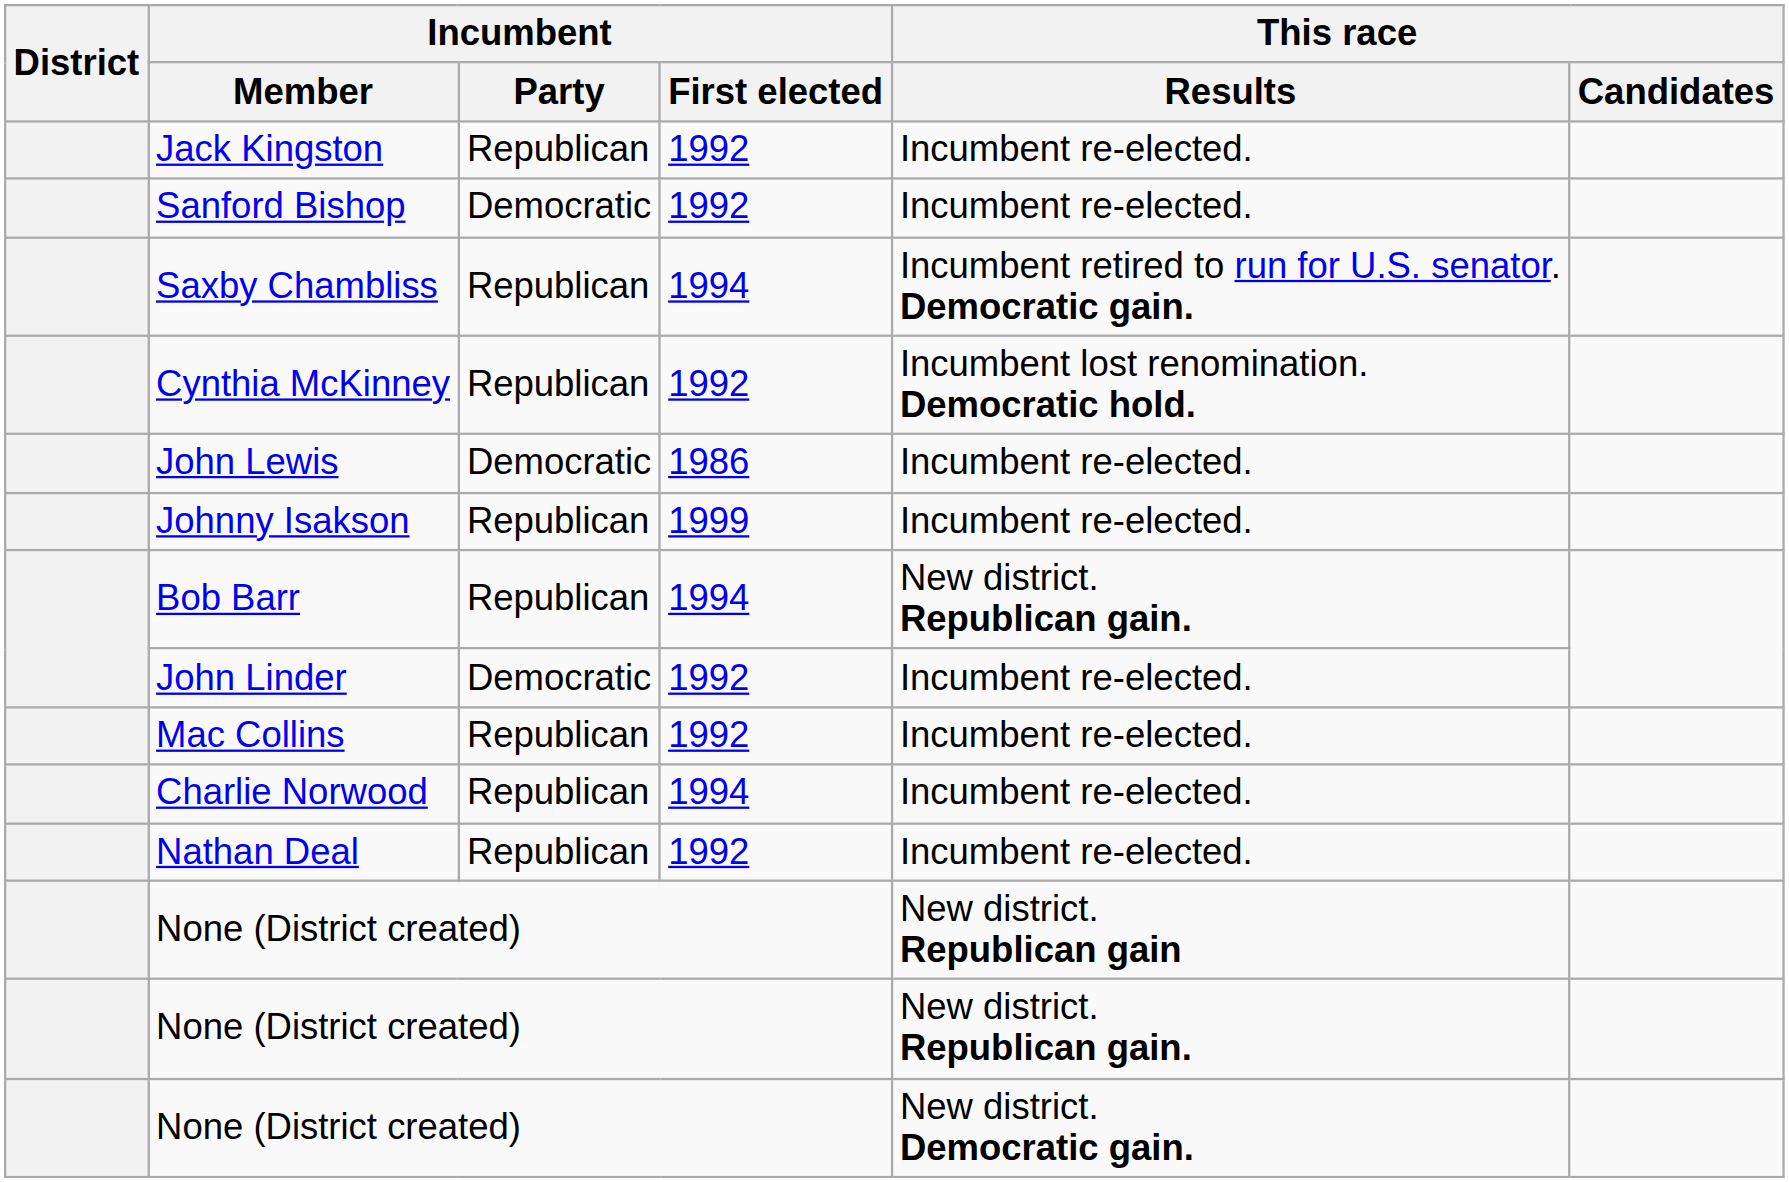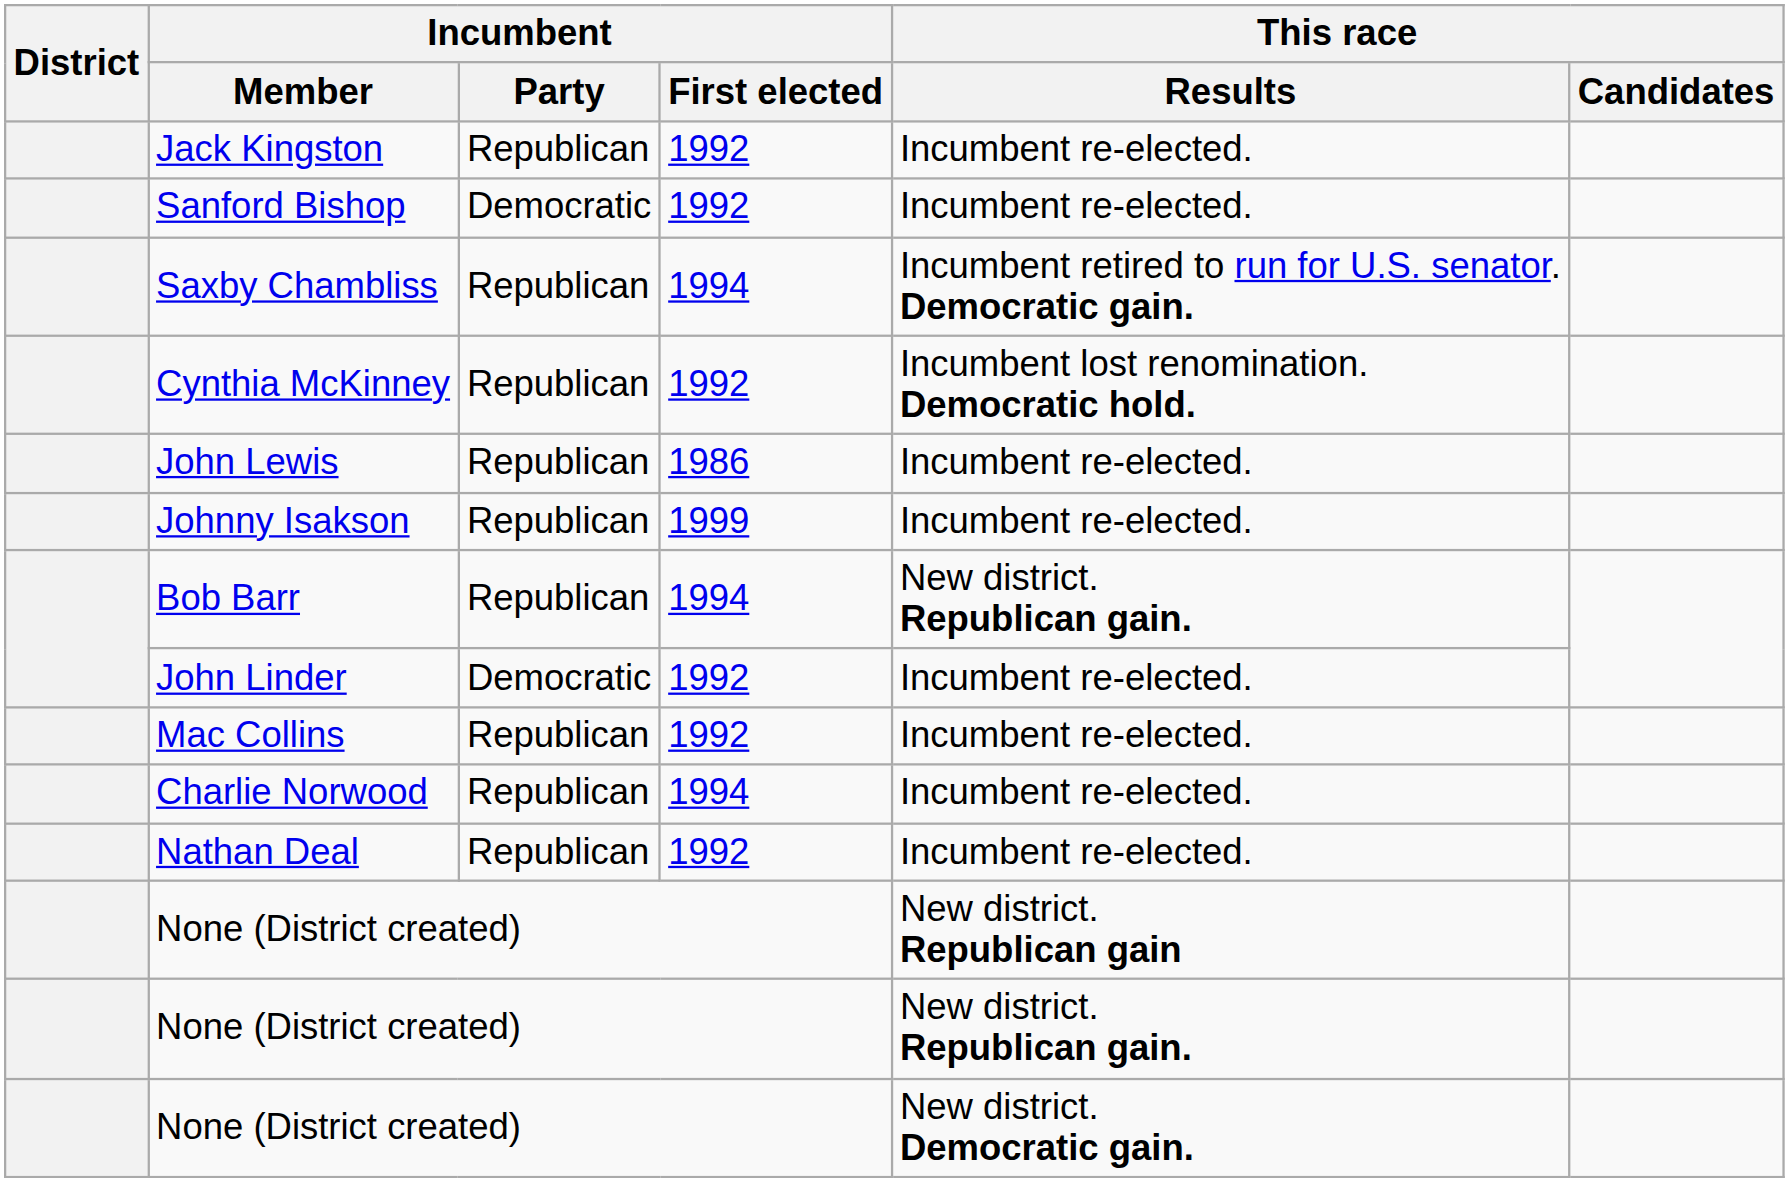(559, 462) Democratic -> (558, 462) Republican
